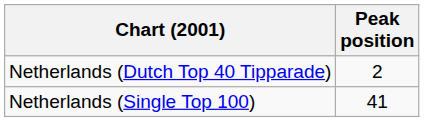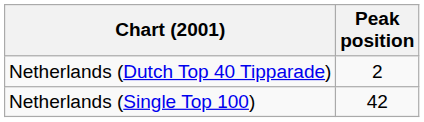(377, 101) 41 -> (377, 101) 42
